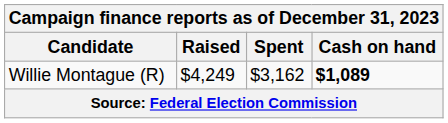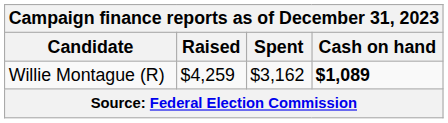(208, 74) $4,249 -> (208, 74) $4,259
